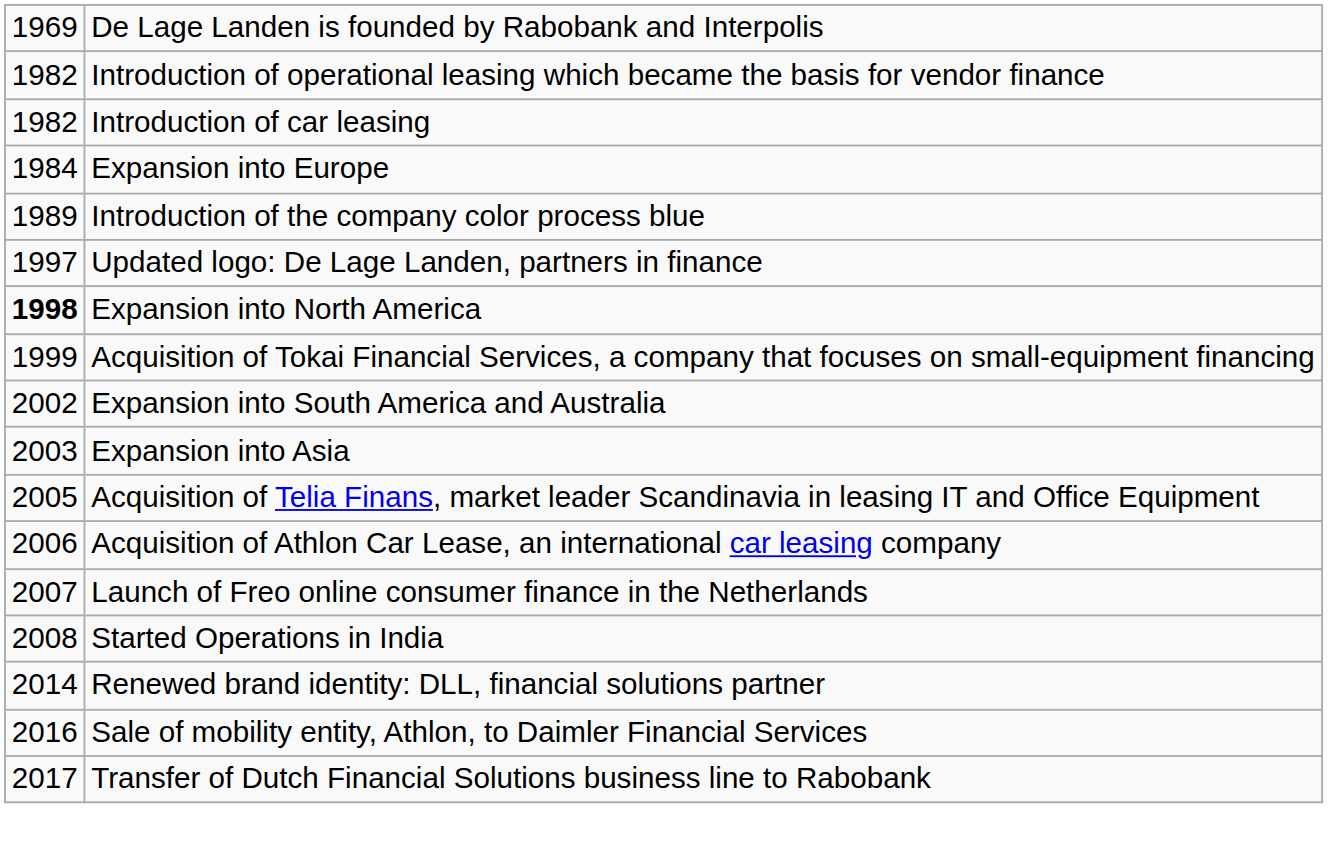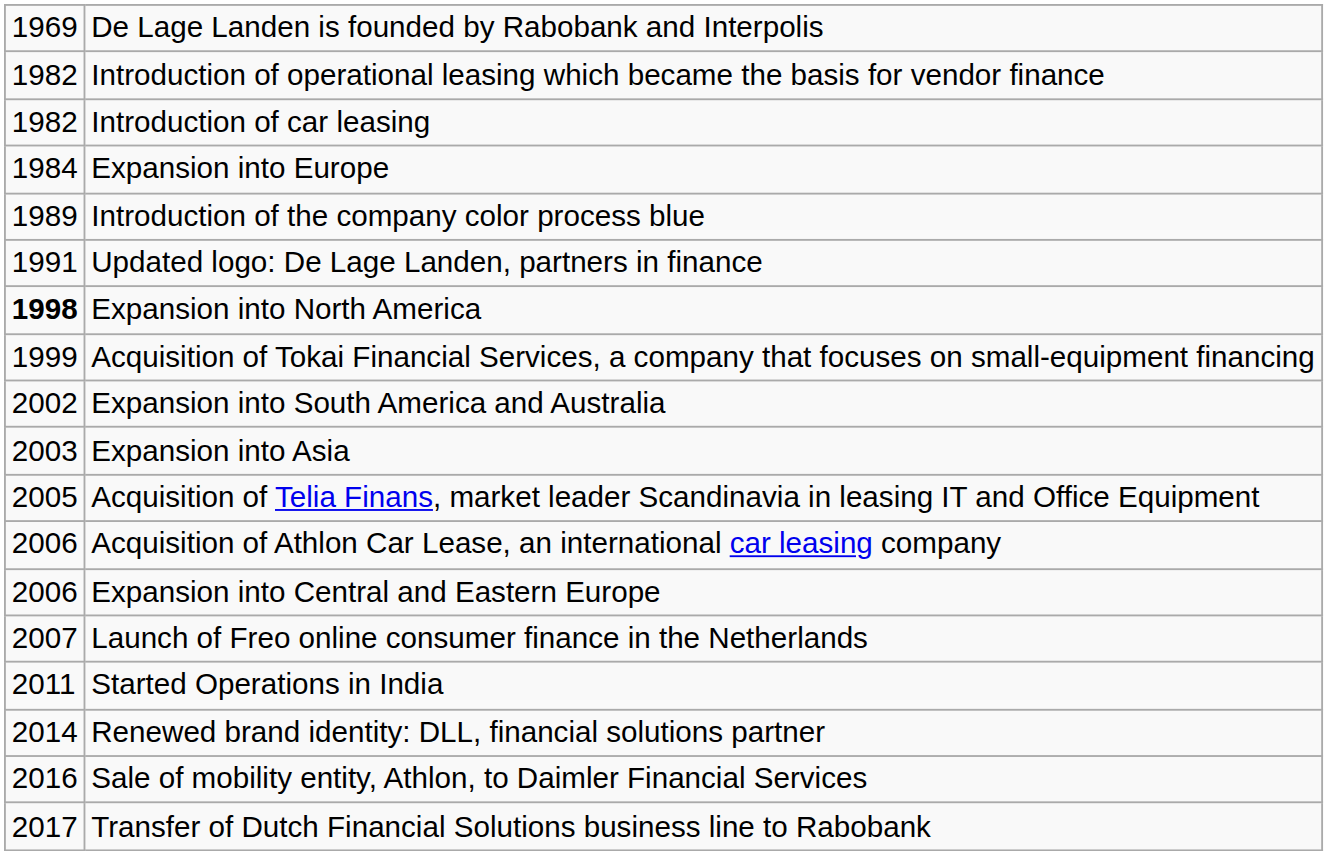(45, 262) 1997 -> (45, 262) 1991
+ row: (376, 591)
(45, 638) 2008 -> (44, 685) 2011
